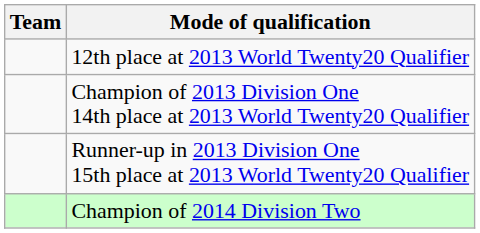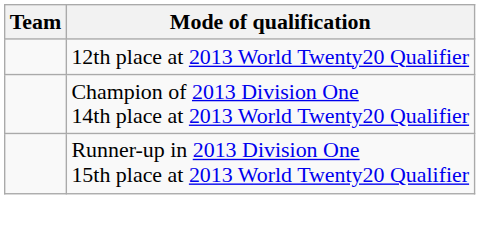- row: (216, 210)
